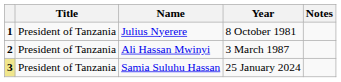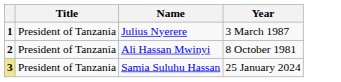- column: (319, 13)
(261, 31) 8 October 1981 -> (257, 31) 3 March 1987
(257, 49) 3 March 1987 -> (261, 49) 8 October 1981
